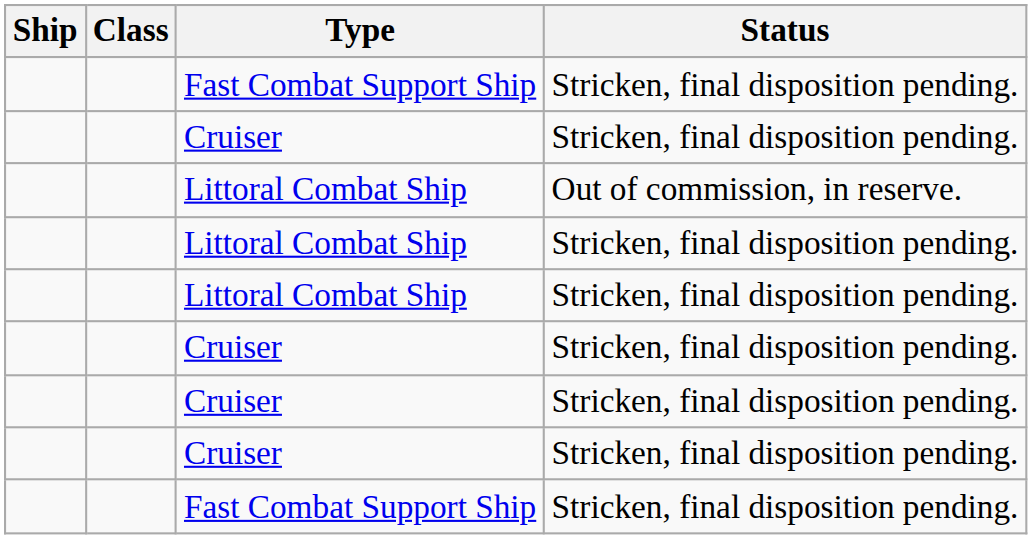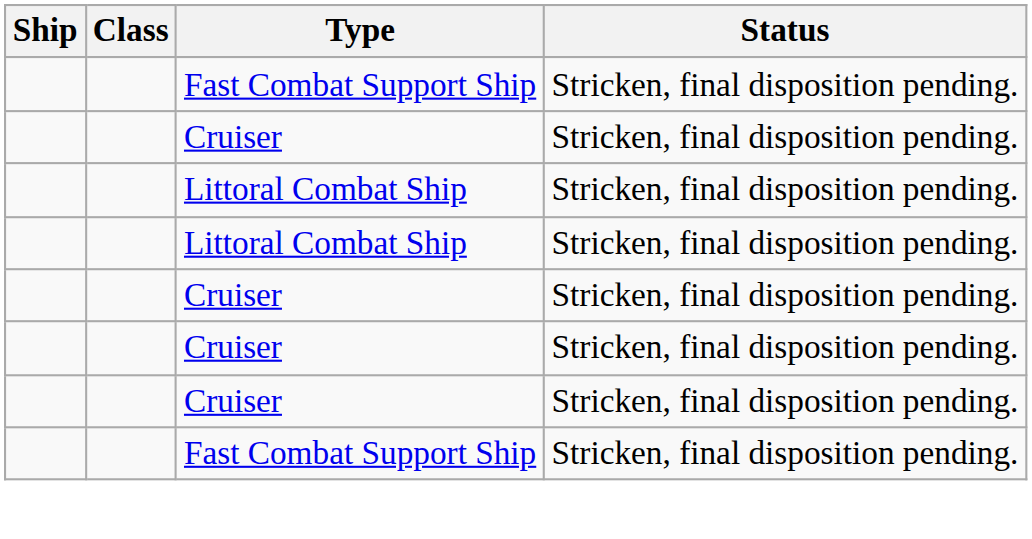- row: (325, 189)
